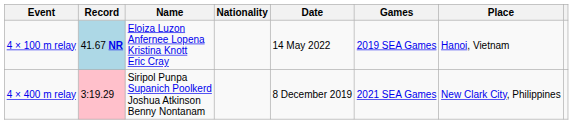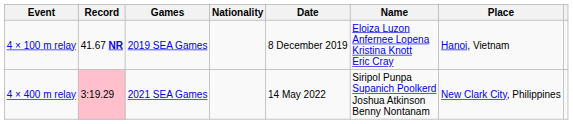columns swapped: (170, 12) <-> (397, 12)
(102, 45) lightblue background -> (102, 45) no background
(301, 45) 14 May 2022 -> (308, 45) 8 December 2019
(312, 95) 8 December 2019 -> (297, 95) 14 May 2022
